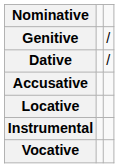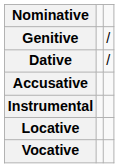rows swapped: (50, 106) <-> (50, 128)
